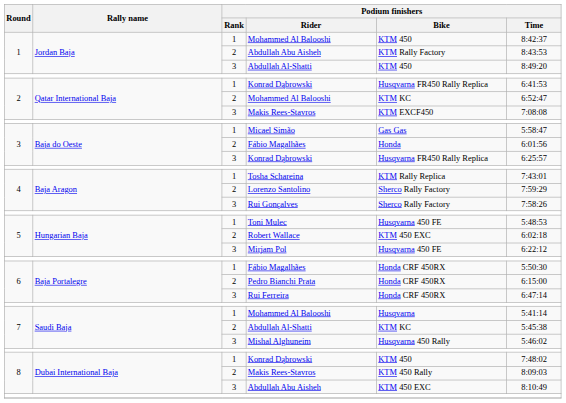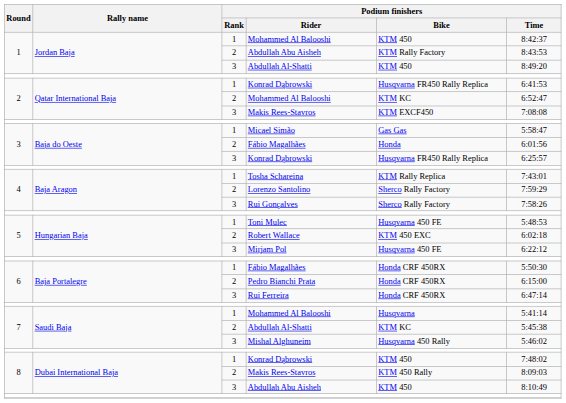(405, 386) KTM 450 EXC -> (395, 386) KTM 450
